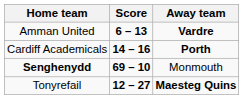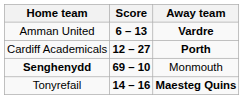(131, 49) 14 – 16 -> (131, 49) 12 – 27
(131, 85) 12 – 27 -> (131, 85) 14 – 16
